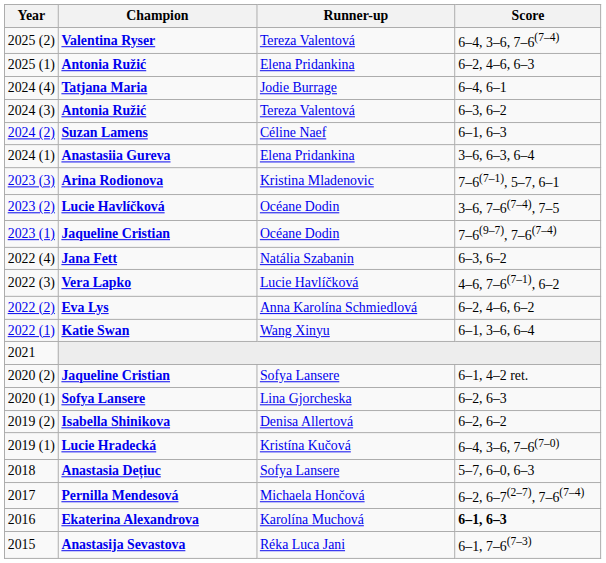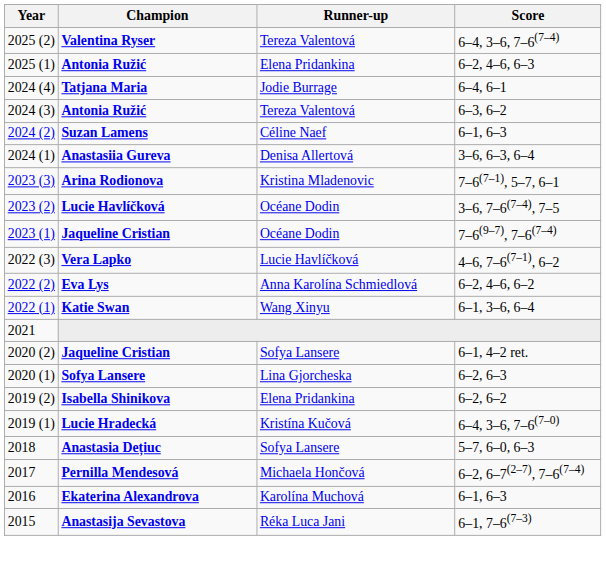(307, 156) Elena Pridankina -> (306, 156) Denisa Allertová
- row: (31, 258)
(306, 422) Denisa Allertová -> (307, 399) Elena Pridankina
(483, 520) bold -> (483, 497) normal
